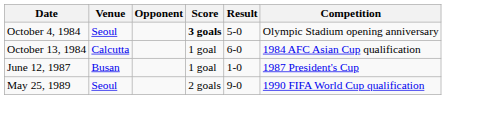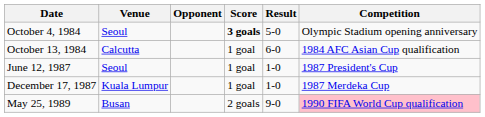(106, 67) Busan -> (114, 67) Seoul
+ row: (52, 85)
(104, 85) Seoul -> (116, 103) Busan
(344, 85) no background -> (382, 103) pink background
